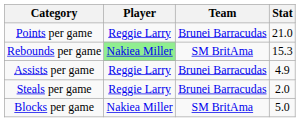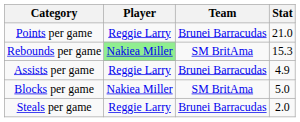rows swapped: (54, 88) <-> (54, 107)
